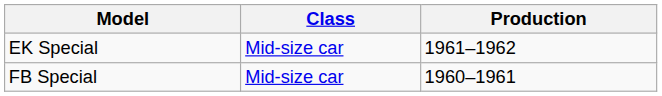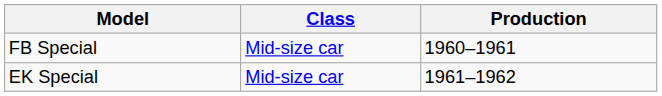rows swapped: (53, 76) <-> (53, 47)
